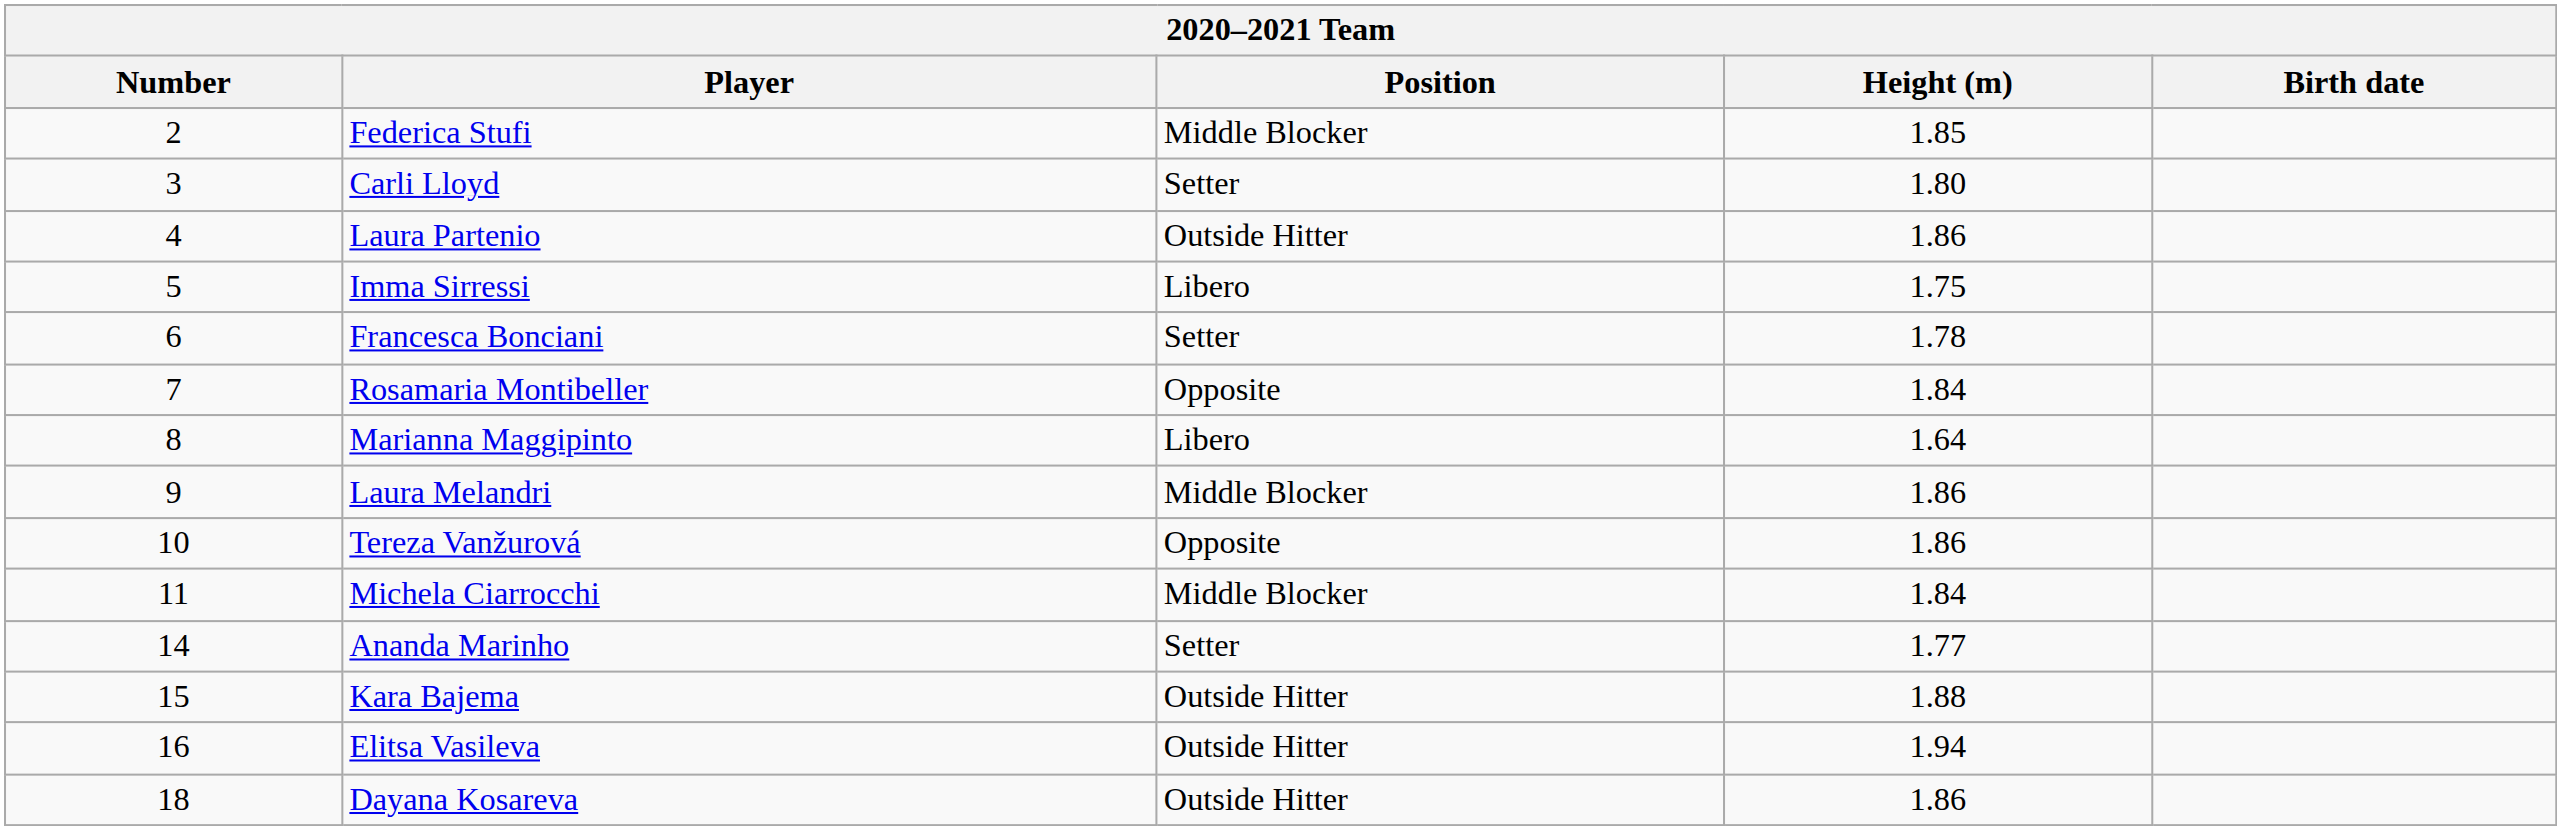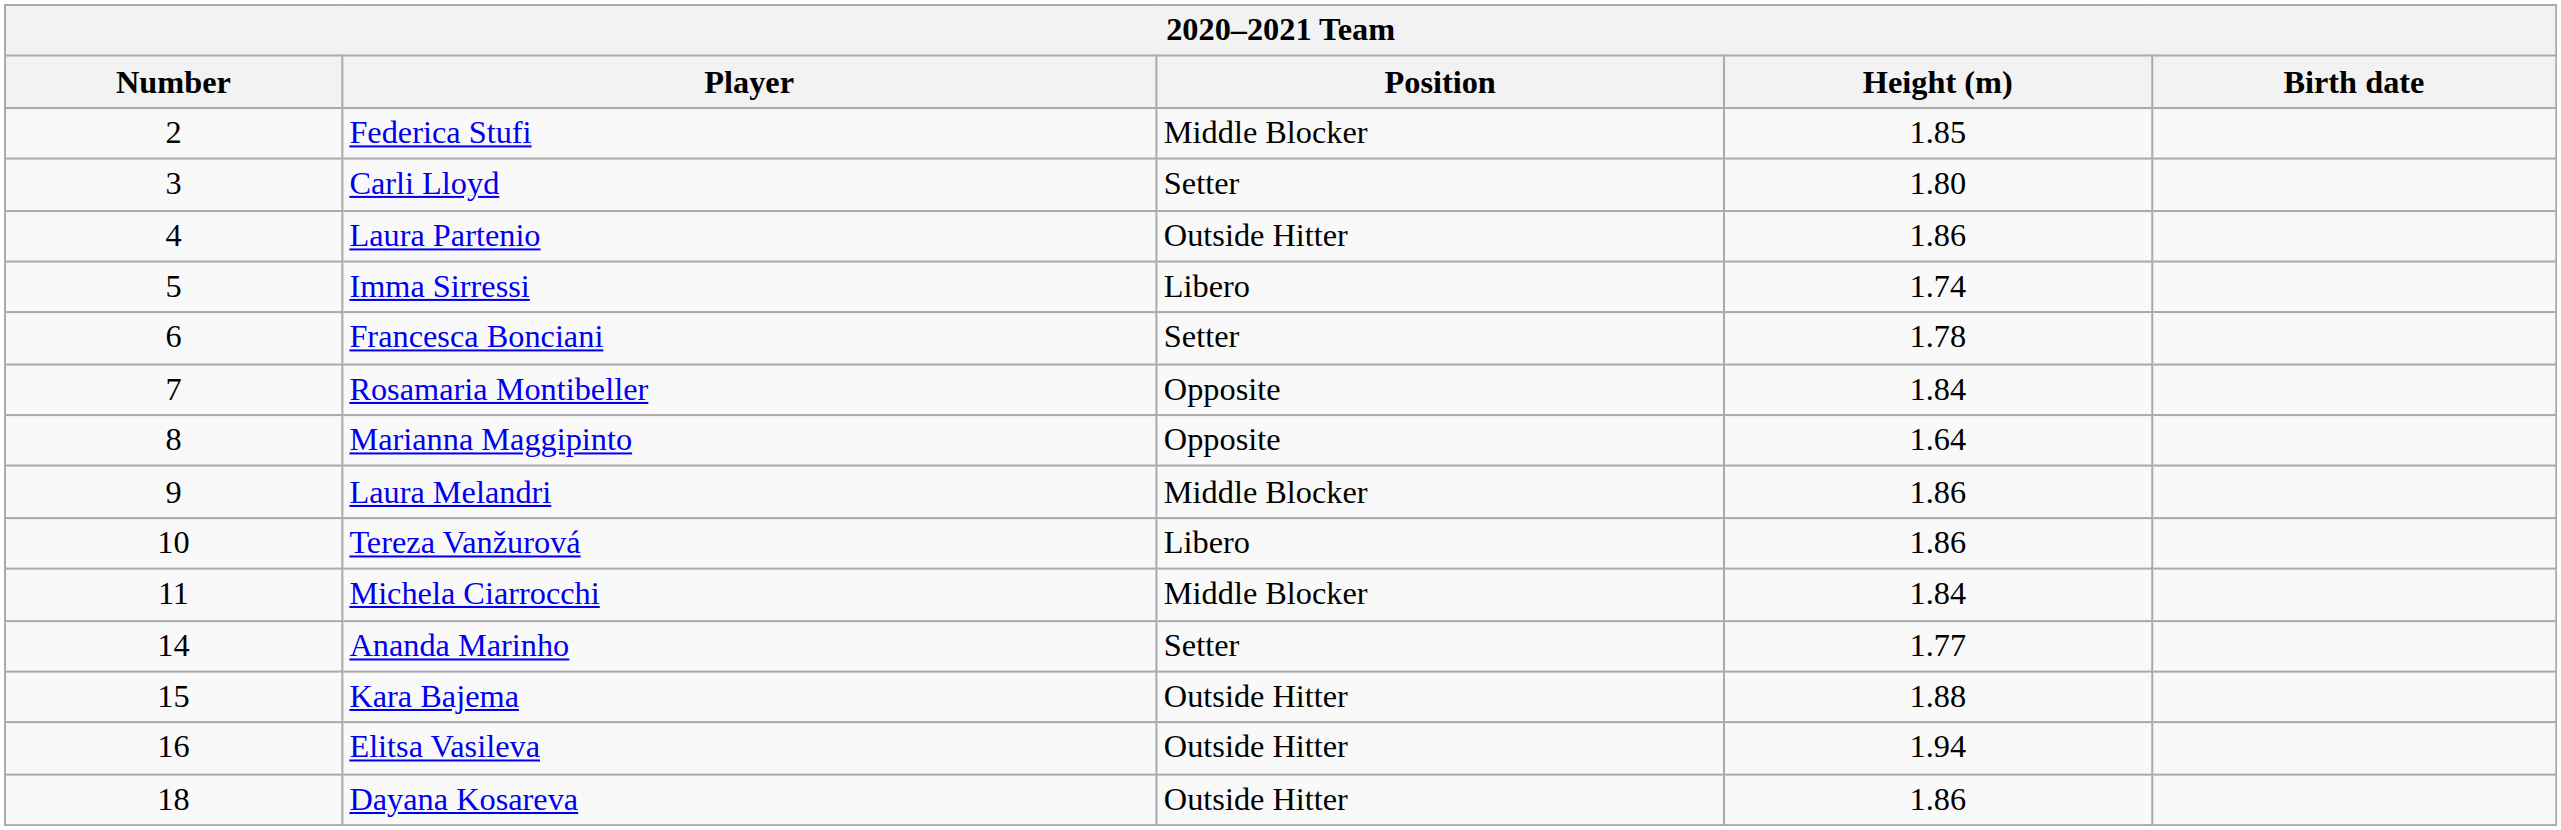(1938, 286) 1.75 -> (1938, 286) 1.74
(1207, 440) Libero -> (1222, 440) Opposite
(1222, 542) Opposite -> (1207, 542) Libero
